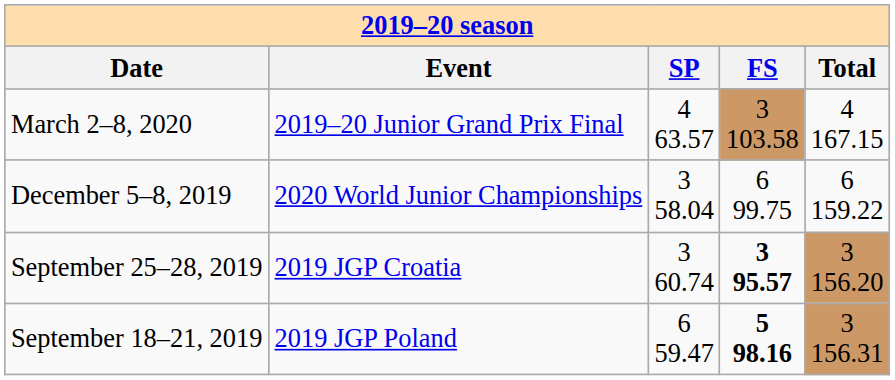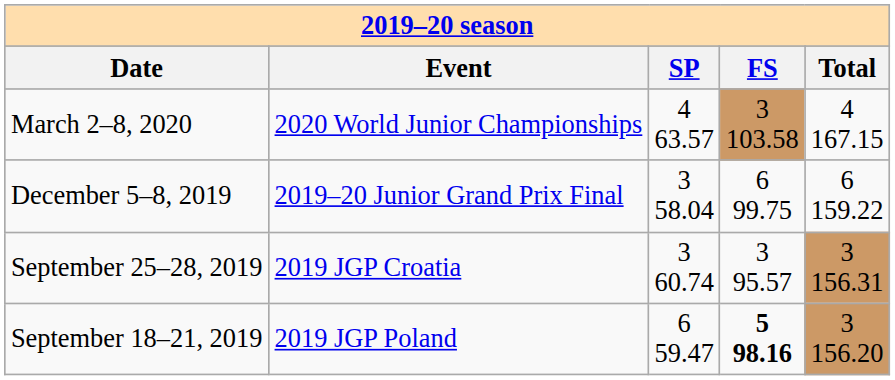(449, 124) 2019–20 Junior Grand Prix Final -> (458, 124) 2020 World Junior Championships
(458, 195) 2020 World Junior Championships -> (449, 195) 2019–20 Junior Grand Prix Final
(762, 267) bold -> (762, 267) normal
(847, 267) 3 156.20 -> (847, 267) 3 156.31
(847, 338) 3 156.31 -> (847, 338) 3 156.20
